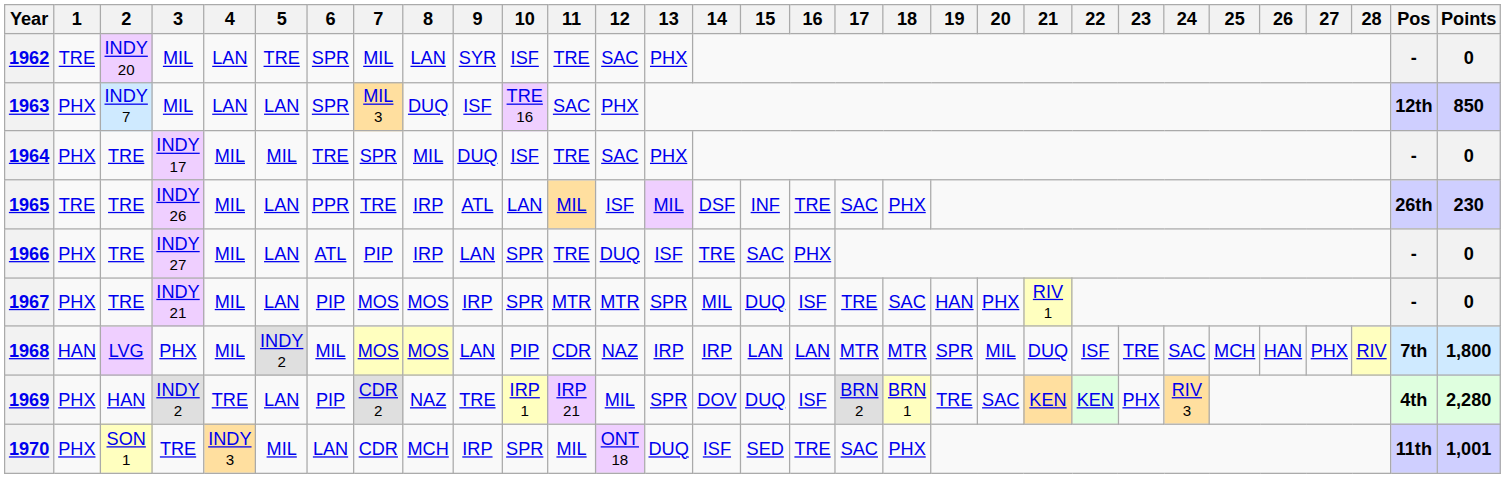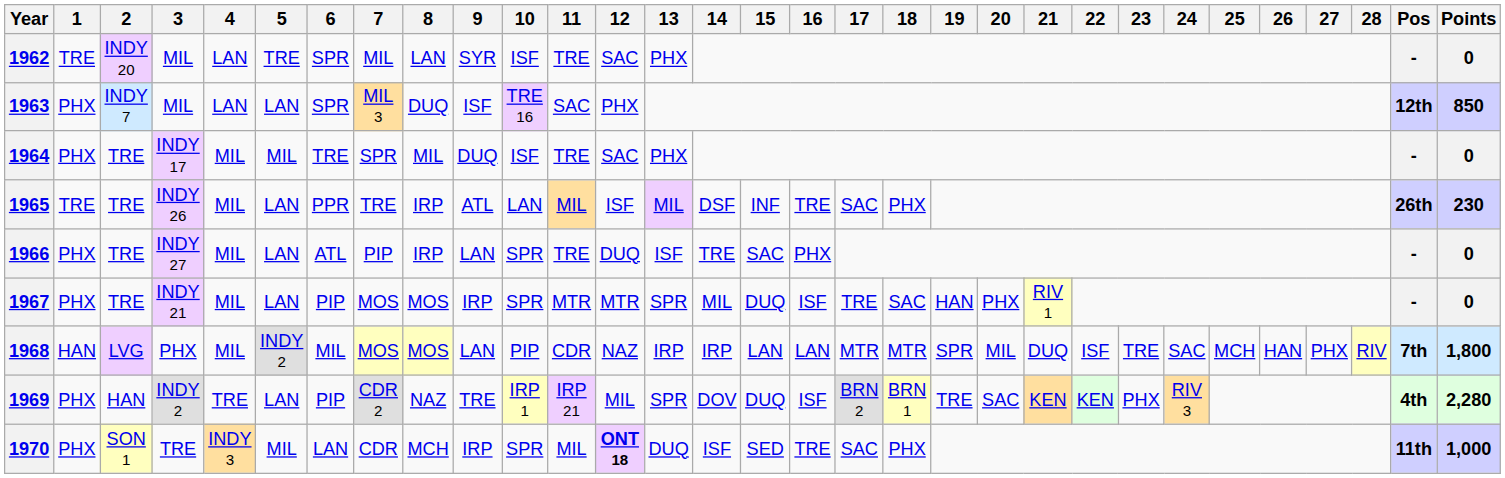(620, 449) normal -> (620, 449) bold
(1469, 449) 1,001 -> (1469, 449) 1,000
